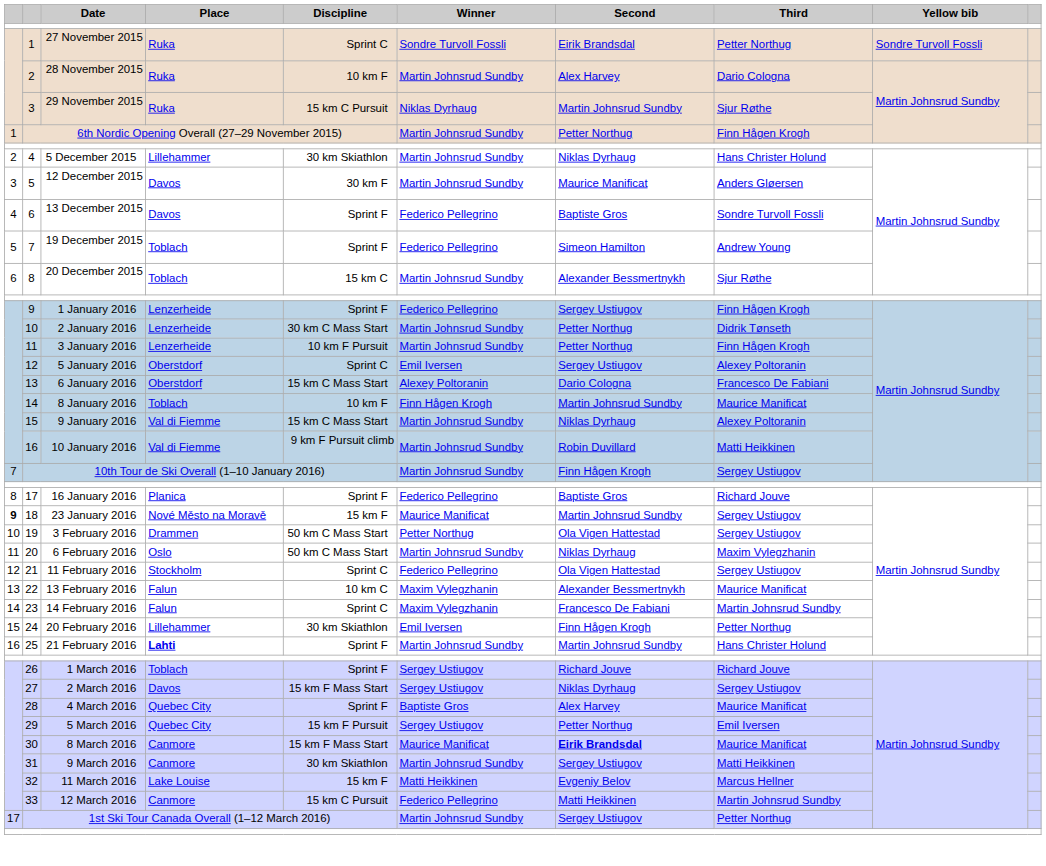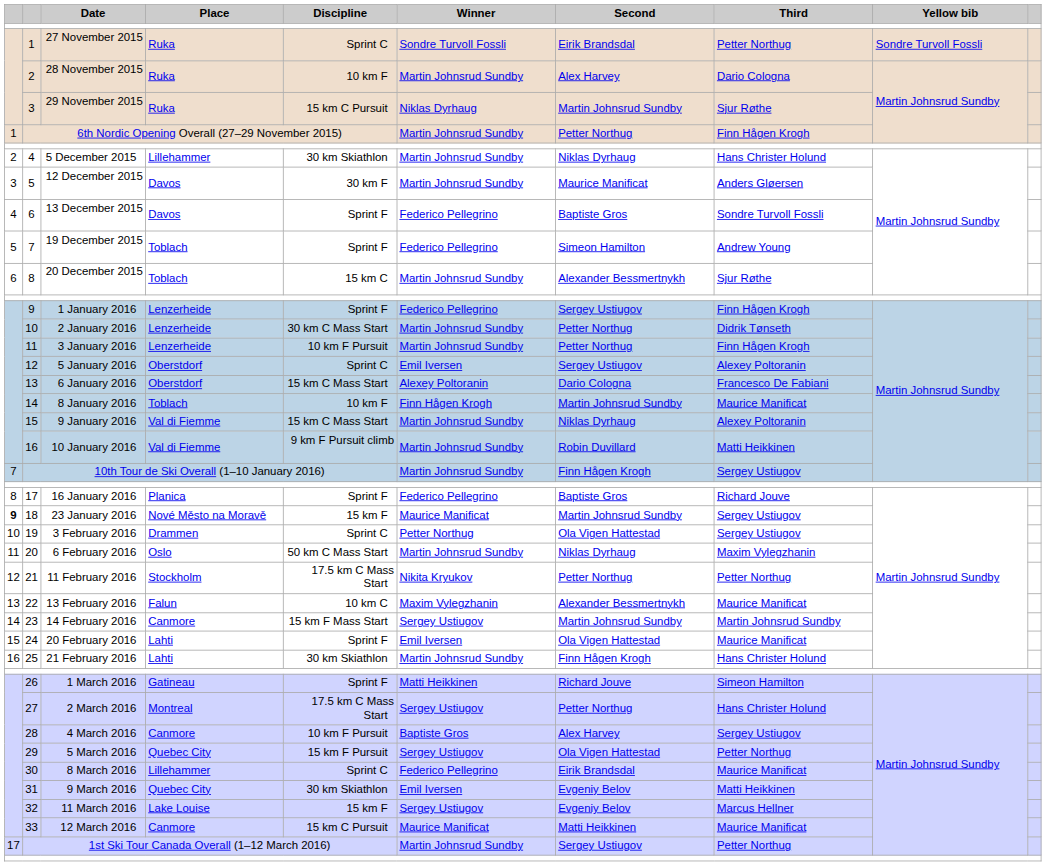(341, 533) 50 km C Mass Start -> (370, 533) Sprint C
(370, 570) Sprint C -> (353, 577) 17.5 km C Mass Start
(449, 570) Federico Pellegrino -> (436, 577) Nikita Kryukov
(609, 570) Ola Vigen Hattestad -> (595, 577) Petter Northug
(759, 570) Sergey Ustiugov -> (754, 577) Petter Northug
(162, 608) Falun -> (172, 621) Canmore
(370, 608) Sprint C -> (341, 621) 15 km F Mass Start
(449, 608) Maxim Vylegzhanin -> (441, 621) Sergey Ustiugov
(614, 608) Francesco De Fabiani -> (620, 621) Martin Johnsrud Sundby
(179, 626) Lillehammer -> (161, 640) Lahti
(350, 626) 30 km Skiathlon -> (371, 640) Sprint F
(604, 626) Finn Hågen Krogh -> (609, 640) Ola Vigen Hattestad
(754, 626) Petter Northug -> (762, 640) Maurice Manificat
(162, 645) bold -> (161, 658) normal
(371, 645) Sprint F -> (350, 658) 30 km Skiathlon
(620, 645) Martin Johnsrud Sundby -> (604, 658) Finn Hågen Krogh
(168, 669) Toblach -> (171, 682) Gatineau
(441, 669) Sergey Ustiugov -> (438, 682) Matti Heikkinen
(753, 669) Richard Jouve -> (760, 682) Simeon Hamilton
(164, 688) Davos -> (170, 708) Montreal
(341, 688) 15 km F Mass Start -> (353, 708) 17.5 km C Mass Start
(597, 688) Niklas Dyrhaug -> (595, 708) Petter Northug
(759, 688) Sergey Ustiugov -> (771, 708) Hans Christer Holund
(180, 707) Quebec City -> (172, 733) Canmore
(371, 707) Sprint F -> (351, 733) 10 km F Pursuit
(762, 707) Maurice Manificat -> (759, 733) Sergey Ustiugov
(595, 725) Petter Northug -> (609, 752) Ola Vigen Hattestad
(748, 725) Emil Iversen -> (754, 752) Petter Northug
(172, 744) Canmore -> (179, 770) Lillehammer
(341, 744) 15 km F Mass Start -> (370, 770) Sprint C
(444, 744) Maurice Manificat -> (449, 770) Federico Pellegrino
(600, 744) bold -> (597, 770) normal
(172, 763) Canmore -> (180, 789) Quebec City
(461, 763) Martin Johnsrud Sundby -> (431, 789) Emil Iversen
(600, 763) Sergey Ustiugov -> (594, 789) Evgeniy Belov
(438, 781) Matti Heikkinen -> (441, 808) Sergey Ustiugov
(449, 800) Federico Pellegrino -> (444, 826) Maurice Manificat
(779, 800) Martin Johnsrud Sundby -> (762, 826) Maurice Manificat
